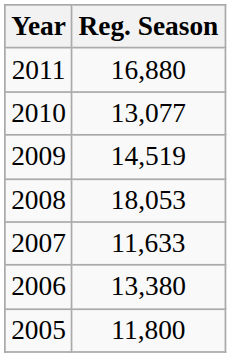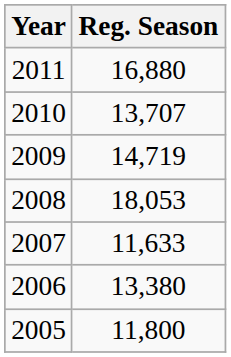(148, 112) 13,077 -> (148, 112) 13,707
(148, 156) 14,519 -> (148, 156) 14,719
